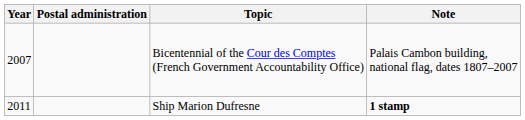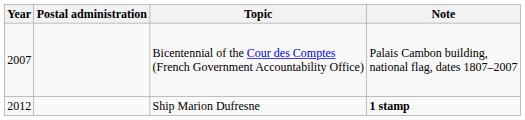(19, 106) 2011 -> (19, 106) 2012
